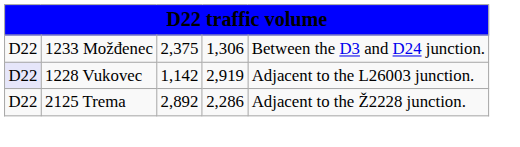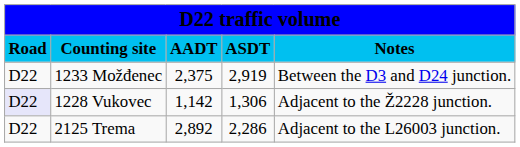+ row: (108, 48)
(225, 48) 1,306 -> (248, 75) 2,919
(225, 75) 2,919 -> (248, 101) 1,306
(363, 75) Adjacent to the L26003 junction. -> (385, 101) Adjacent to the Ž2228 junction.
(359, 101) Adjacent to the Ž2228 junction. -> (389, 128) Adjacent to the L26003 junction.
